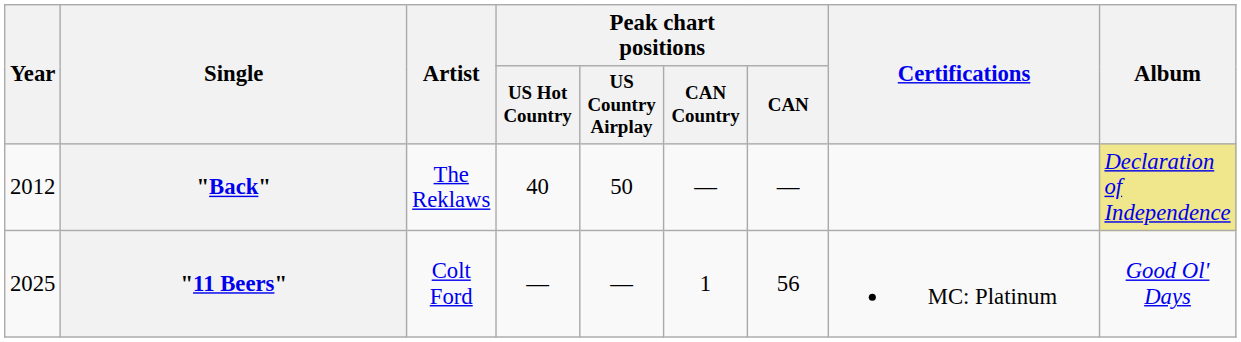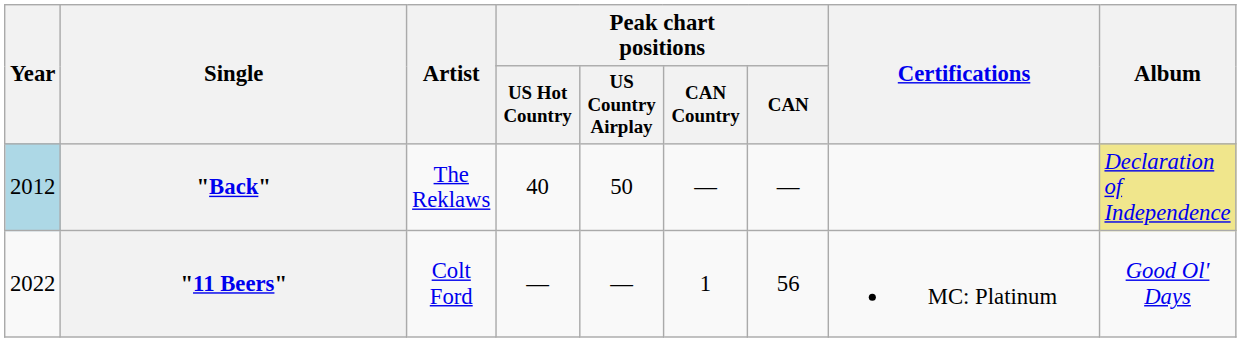(33, 186) no background -> (33, 186) lightblue background
(33, 283) 2025 -> (33, 283) 2022
